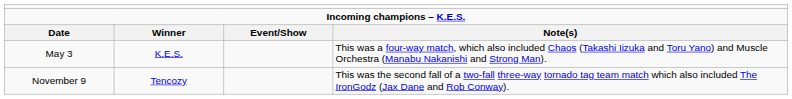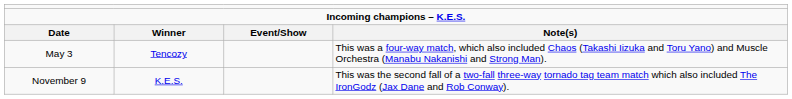(169, 53) K.E.S. -> (169, 53) Tencozy
(169, 80) Tencozy -> (169, 80) K.E.S.
